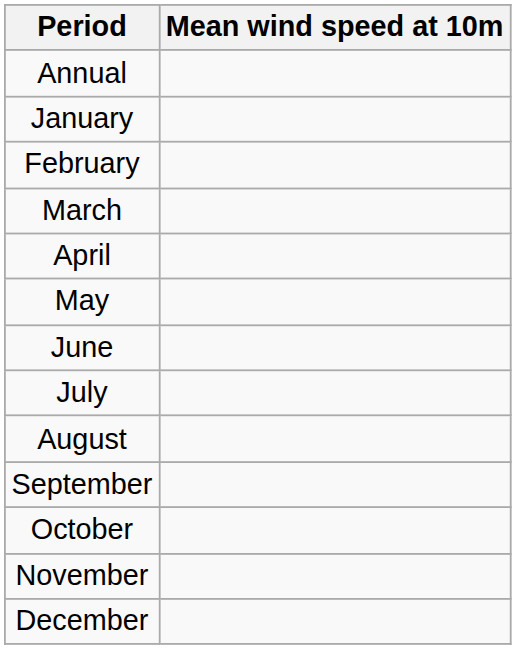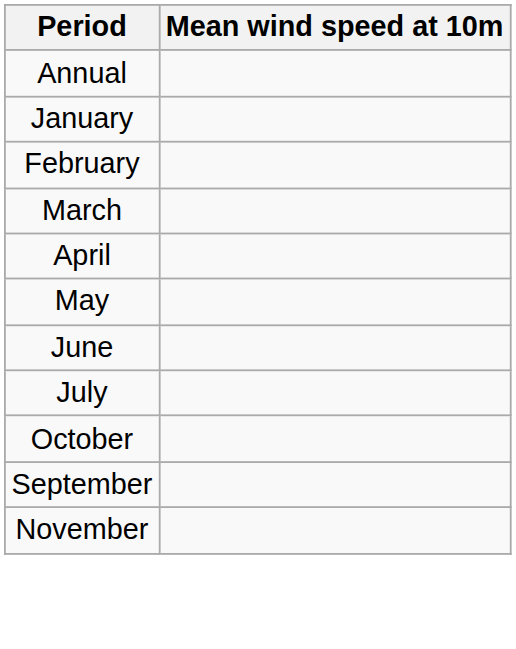- row: (82, 438)
rows swapped: (82, 484) <-> (82, 529)
- row: (82, 621)
